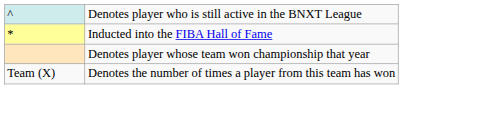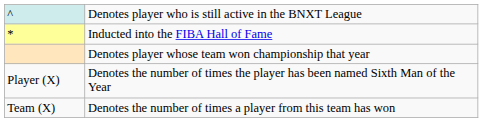+ row: (33, 80)
